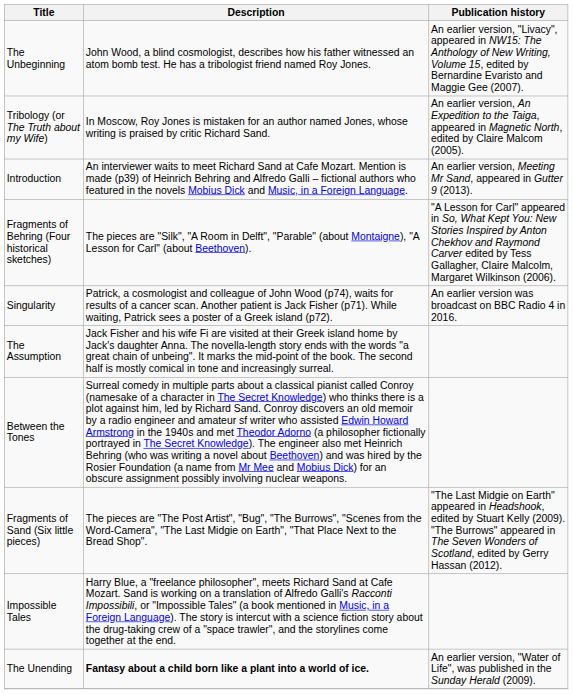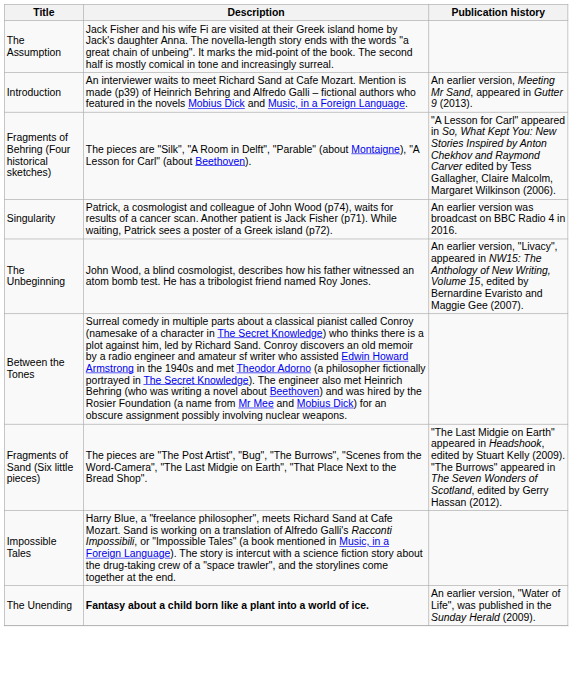rows swapped: (36, 58) <-> (34, 351)
- row: (43, 127)
